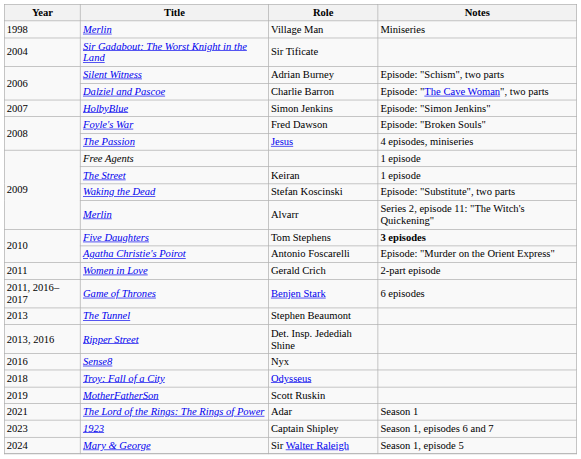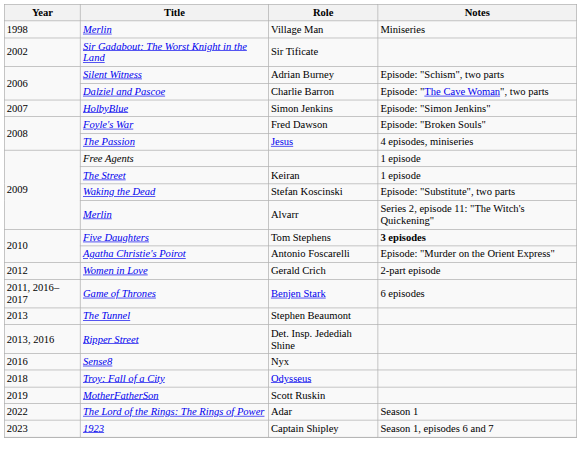(17, 52) 2004 -> (17, 52) 2002
(17, 271) 2011 -> (17, 271) 2012
(17, 412) 2021 -> (17, 412) 2022
- row: (117, 445)
